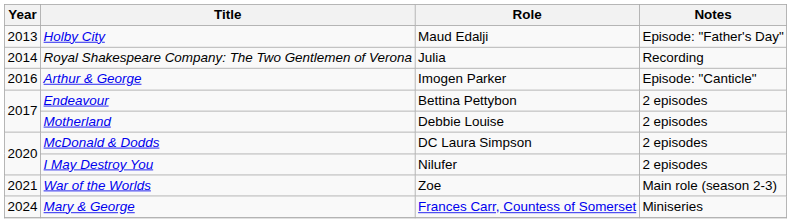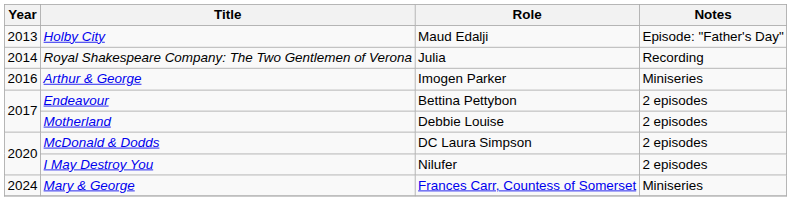(699, 79) Episode: "Canticle" -> (673, 79) Miniseries
- row: (97, 185)
